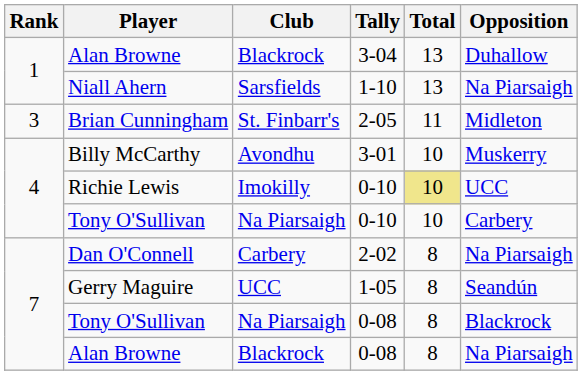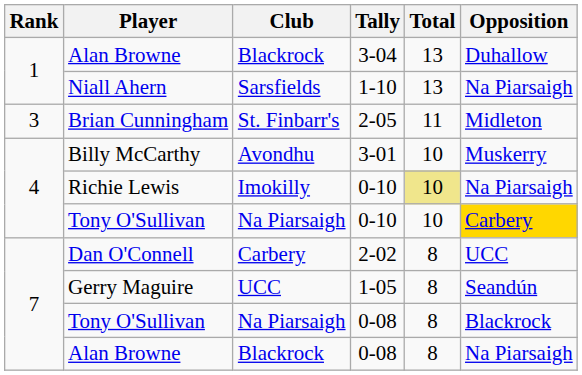(487, 187) UCC -> (519, 187) Na Piarsaigh
(499, 220) no background -> (499, 220) gold background
(519, 253) Na Piarsaigh -> (487, 253) UCC
